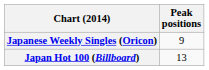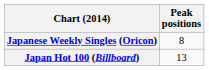(182, 40) 9 -> (182, 40) 8
